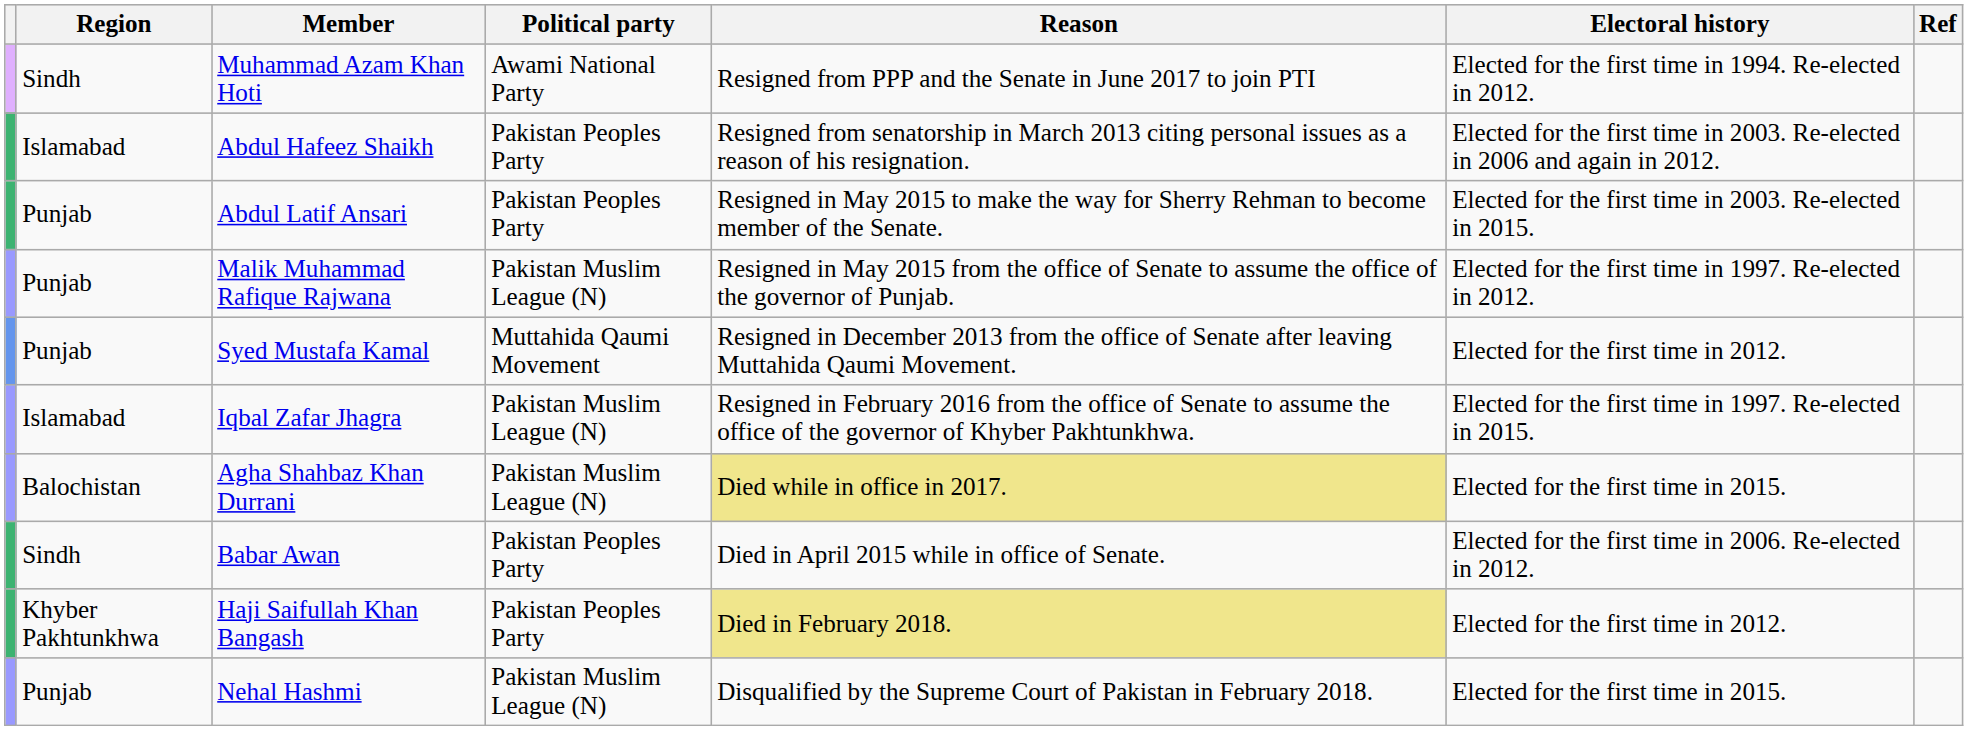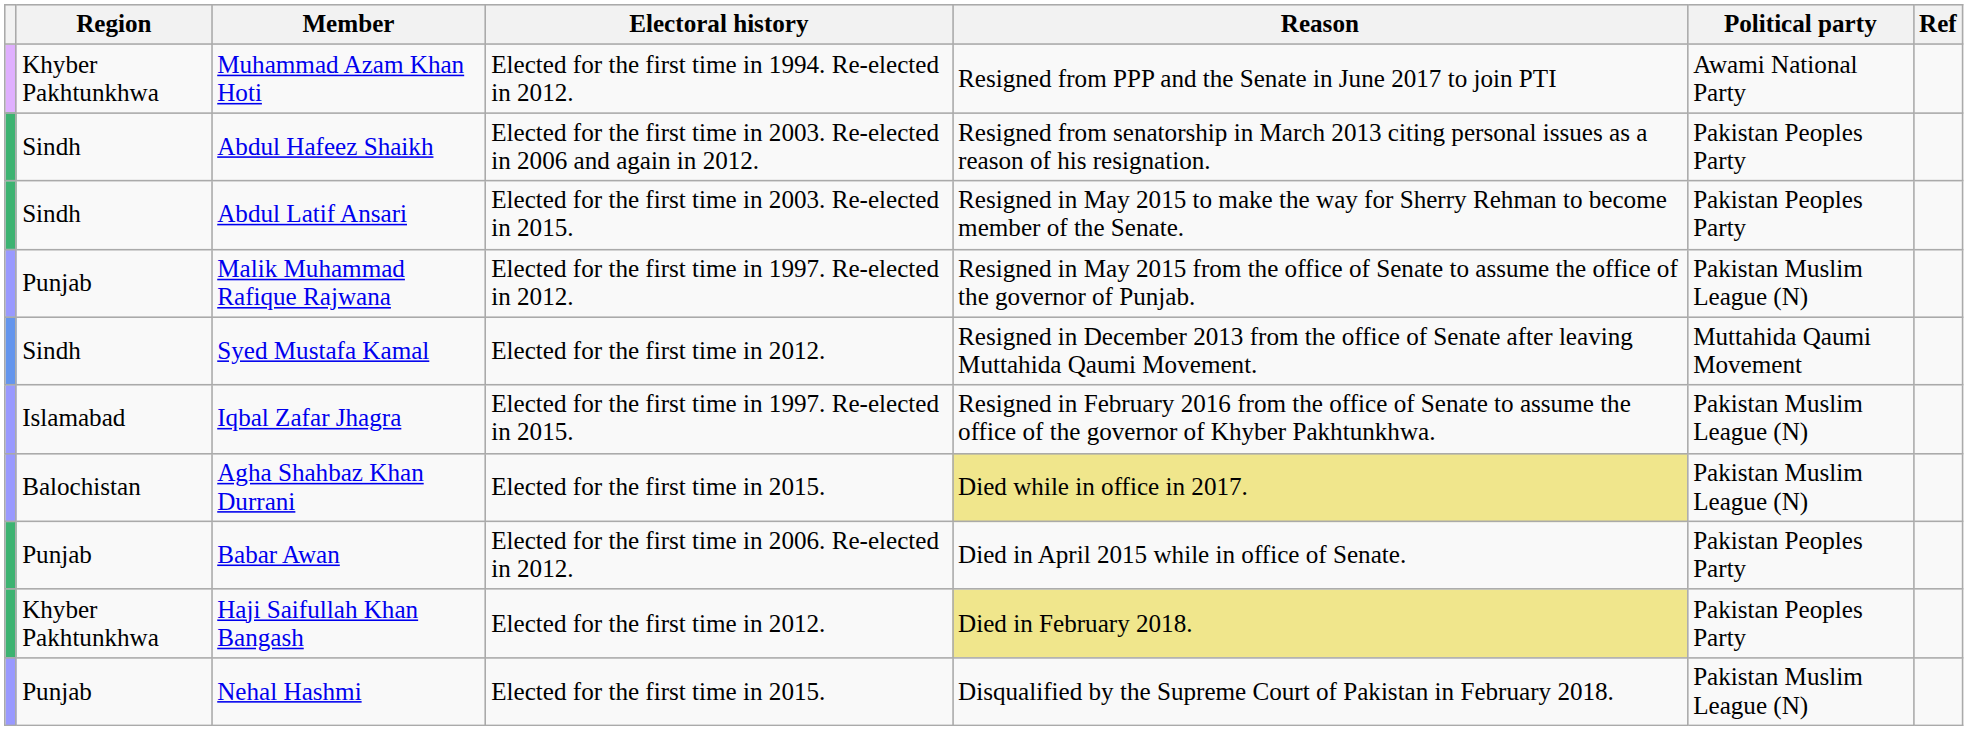columns swapped: (598, 24) <-> (1680, 24)
(51, 78) Sindh -> (91, 78) Khyber Pakhtunkhwa
(74, 146) Islamabad -> (51, 146) Sindh
(57, 214) Punjab -> (51, 214) Sindh
(57, 350) Punjab -> (51, 350) Sindh
(51, 555) Sindh -> (57, 555) Punjab
